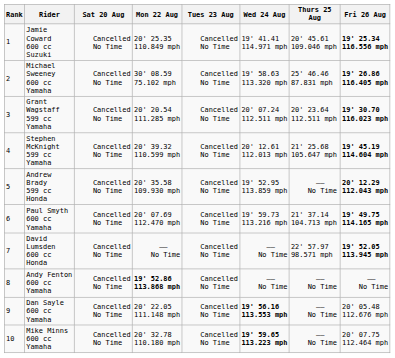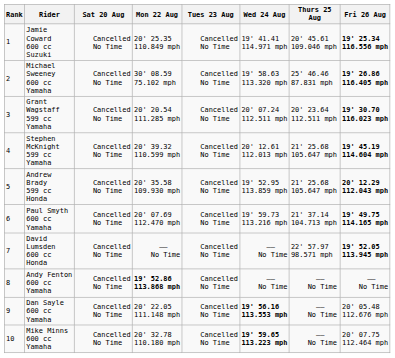(314, 187) —— No Time -> (314, 187) 21' 25.68 105.647 mph
